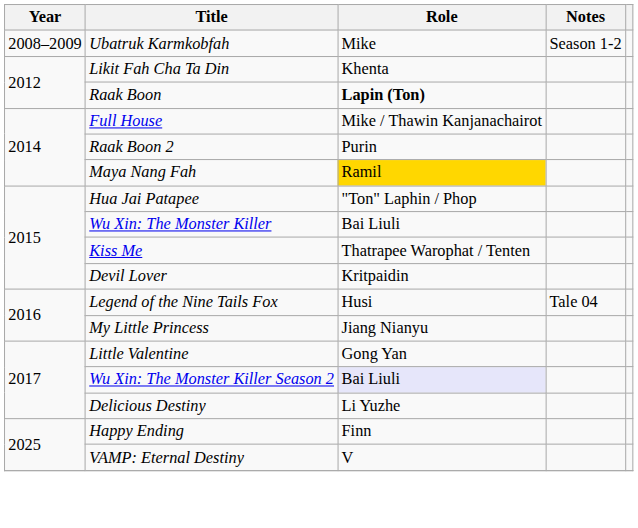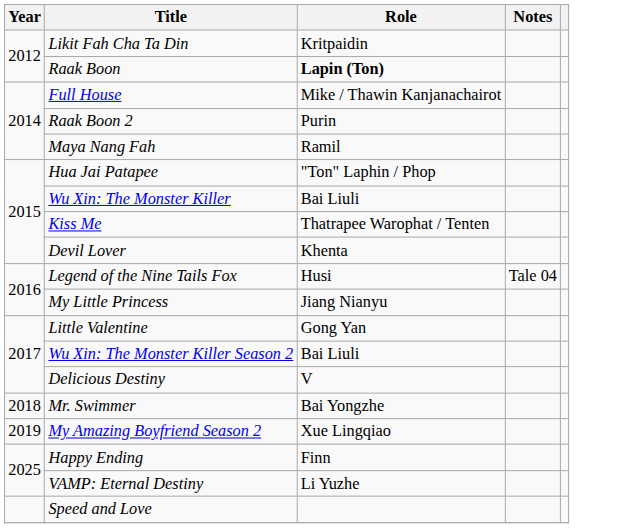- row: (159, 43)
(365, 69) Khenta -> (334, 43) Kritpaidin
(361, 172) gold background -> (321, 146) no background
(375, 276) Kritpaidin -> (324, 250) Khenta
(371, 379) lavender background -> (330, 353) no background
(371, 405) Li Yuzhe -> (307, 379) V
+ row: (92, 405)
+ row: (155, 431)
(347, 457) V -> (330, 483) Li Yuzhe
+ row: (100, 509)
